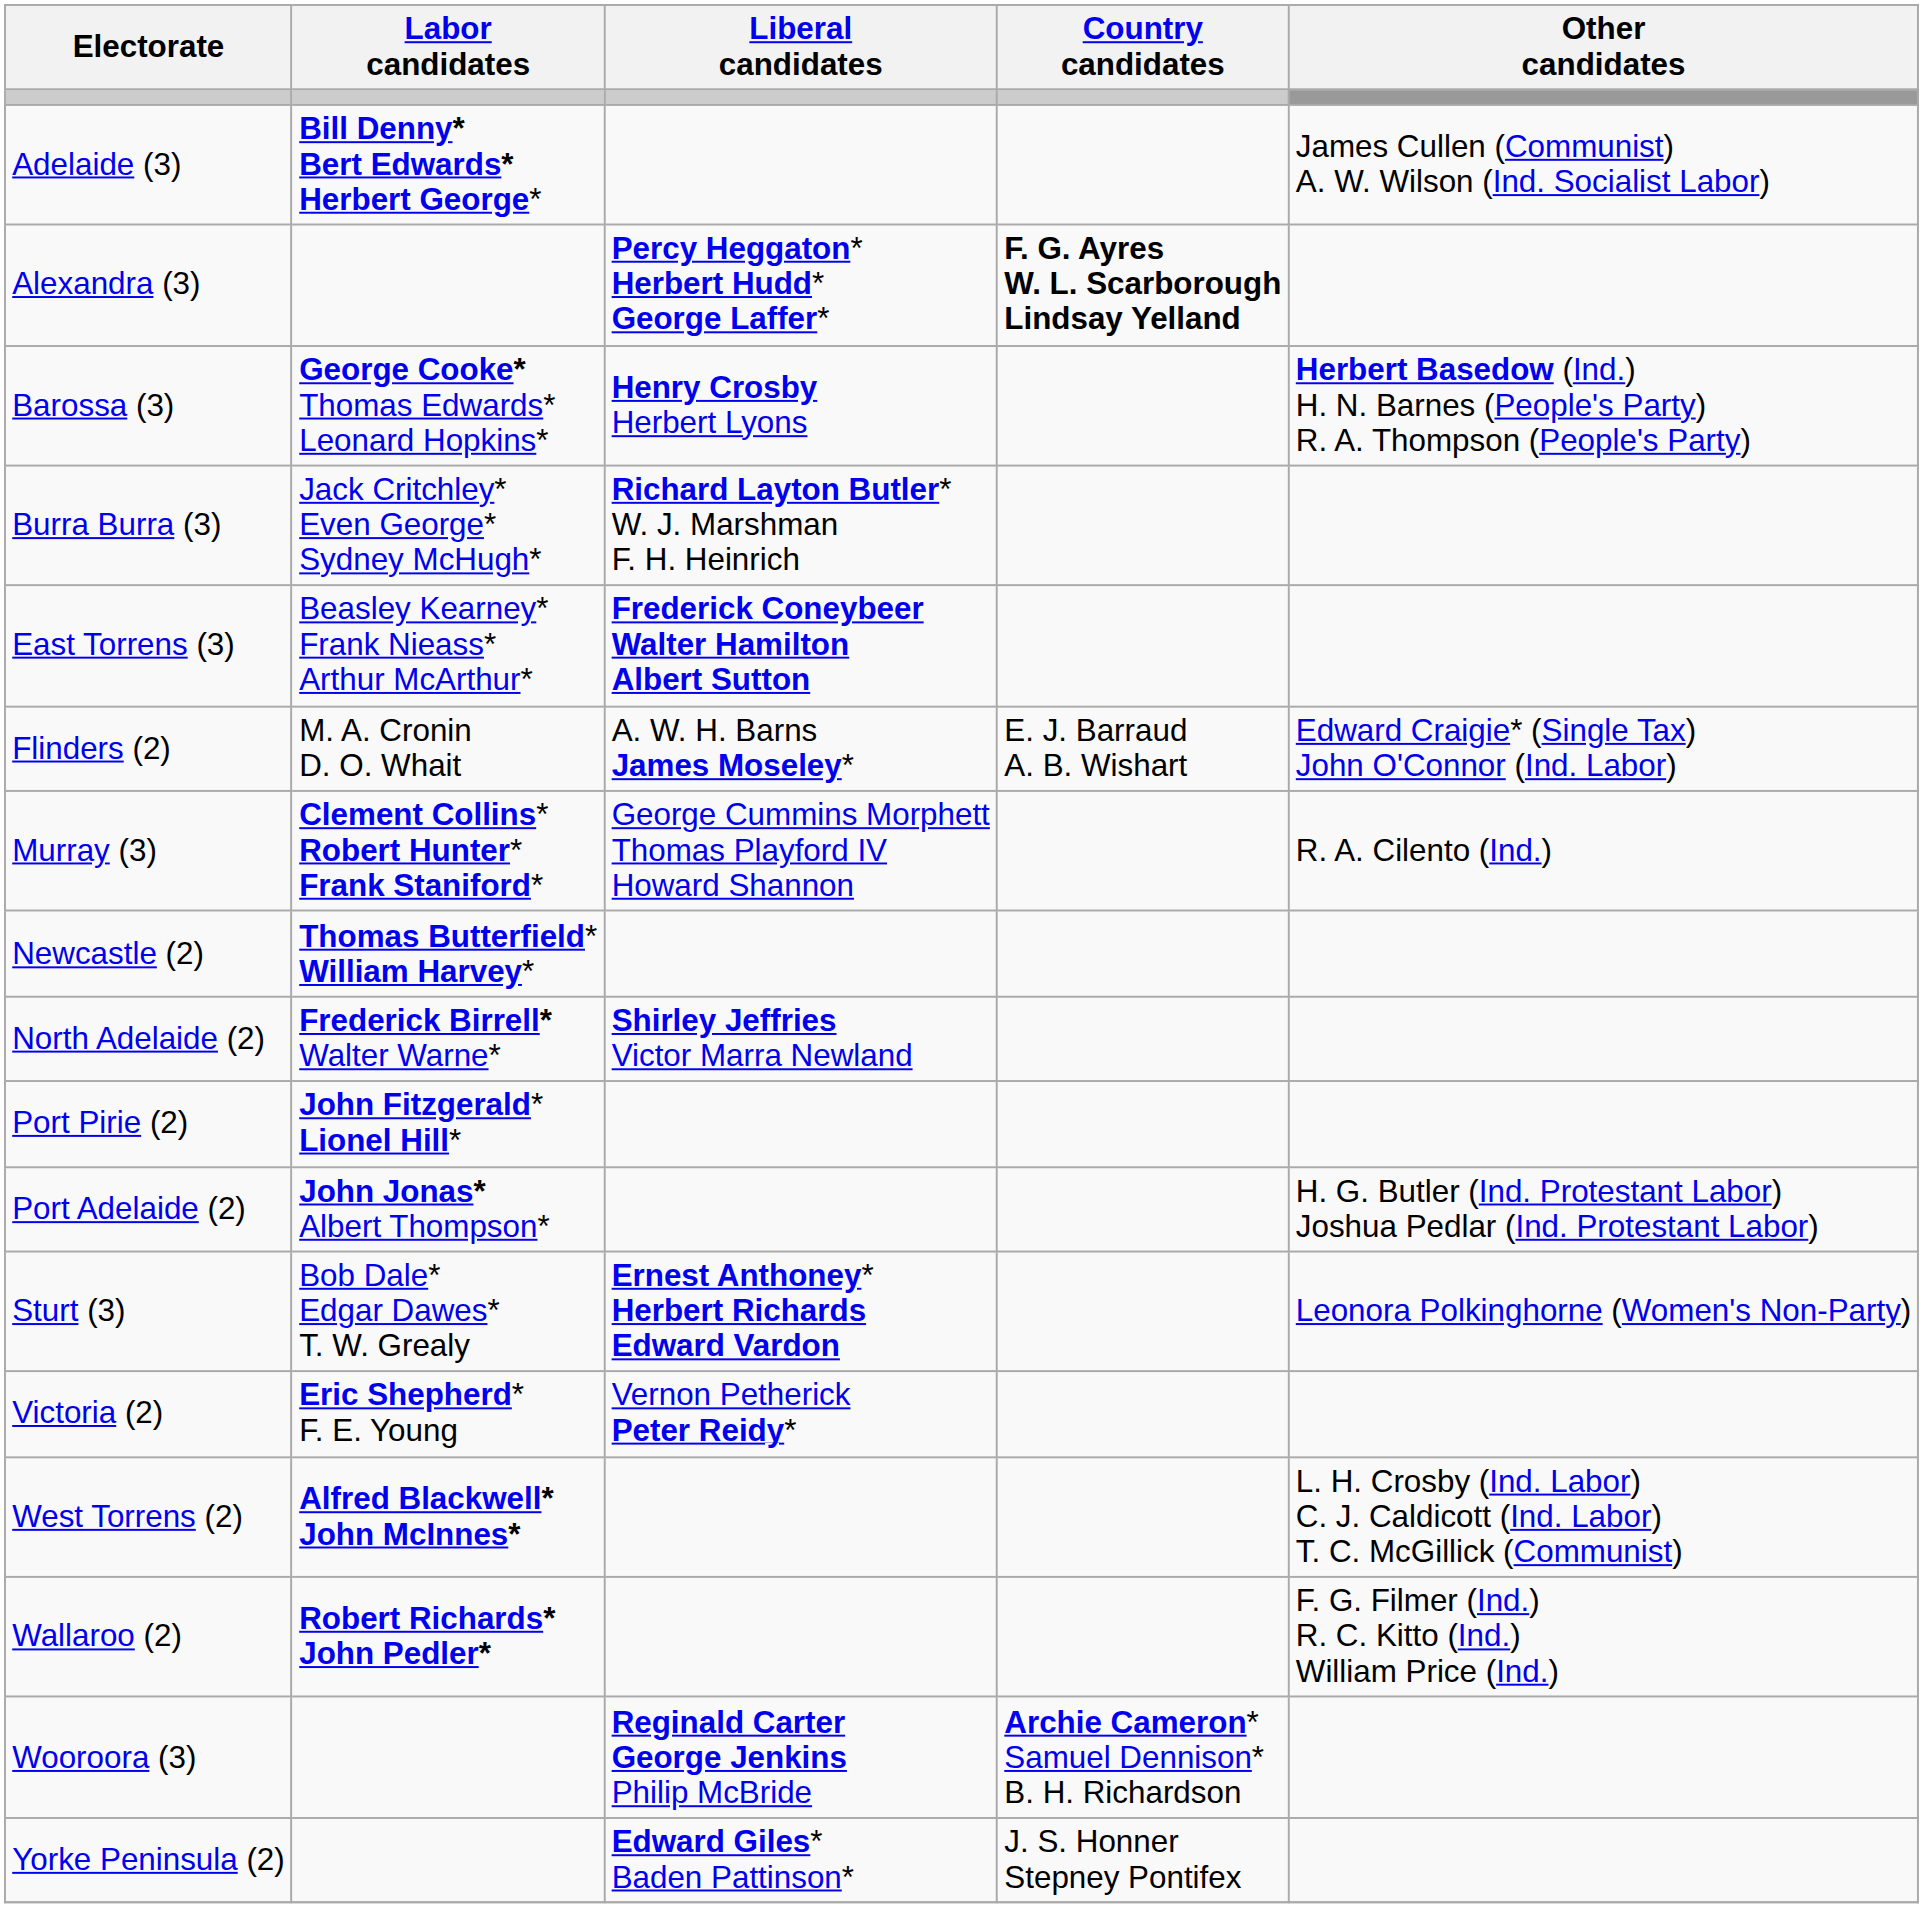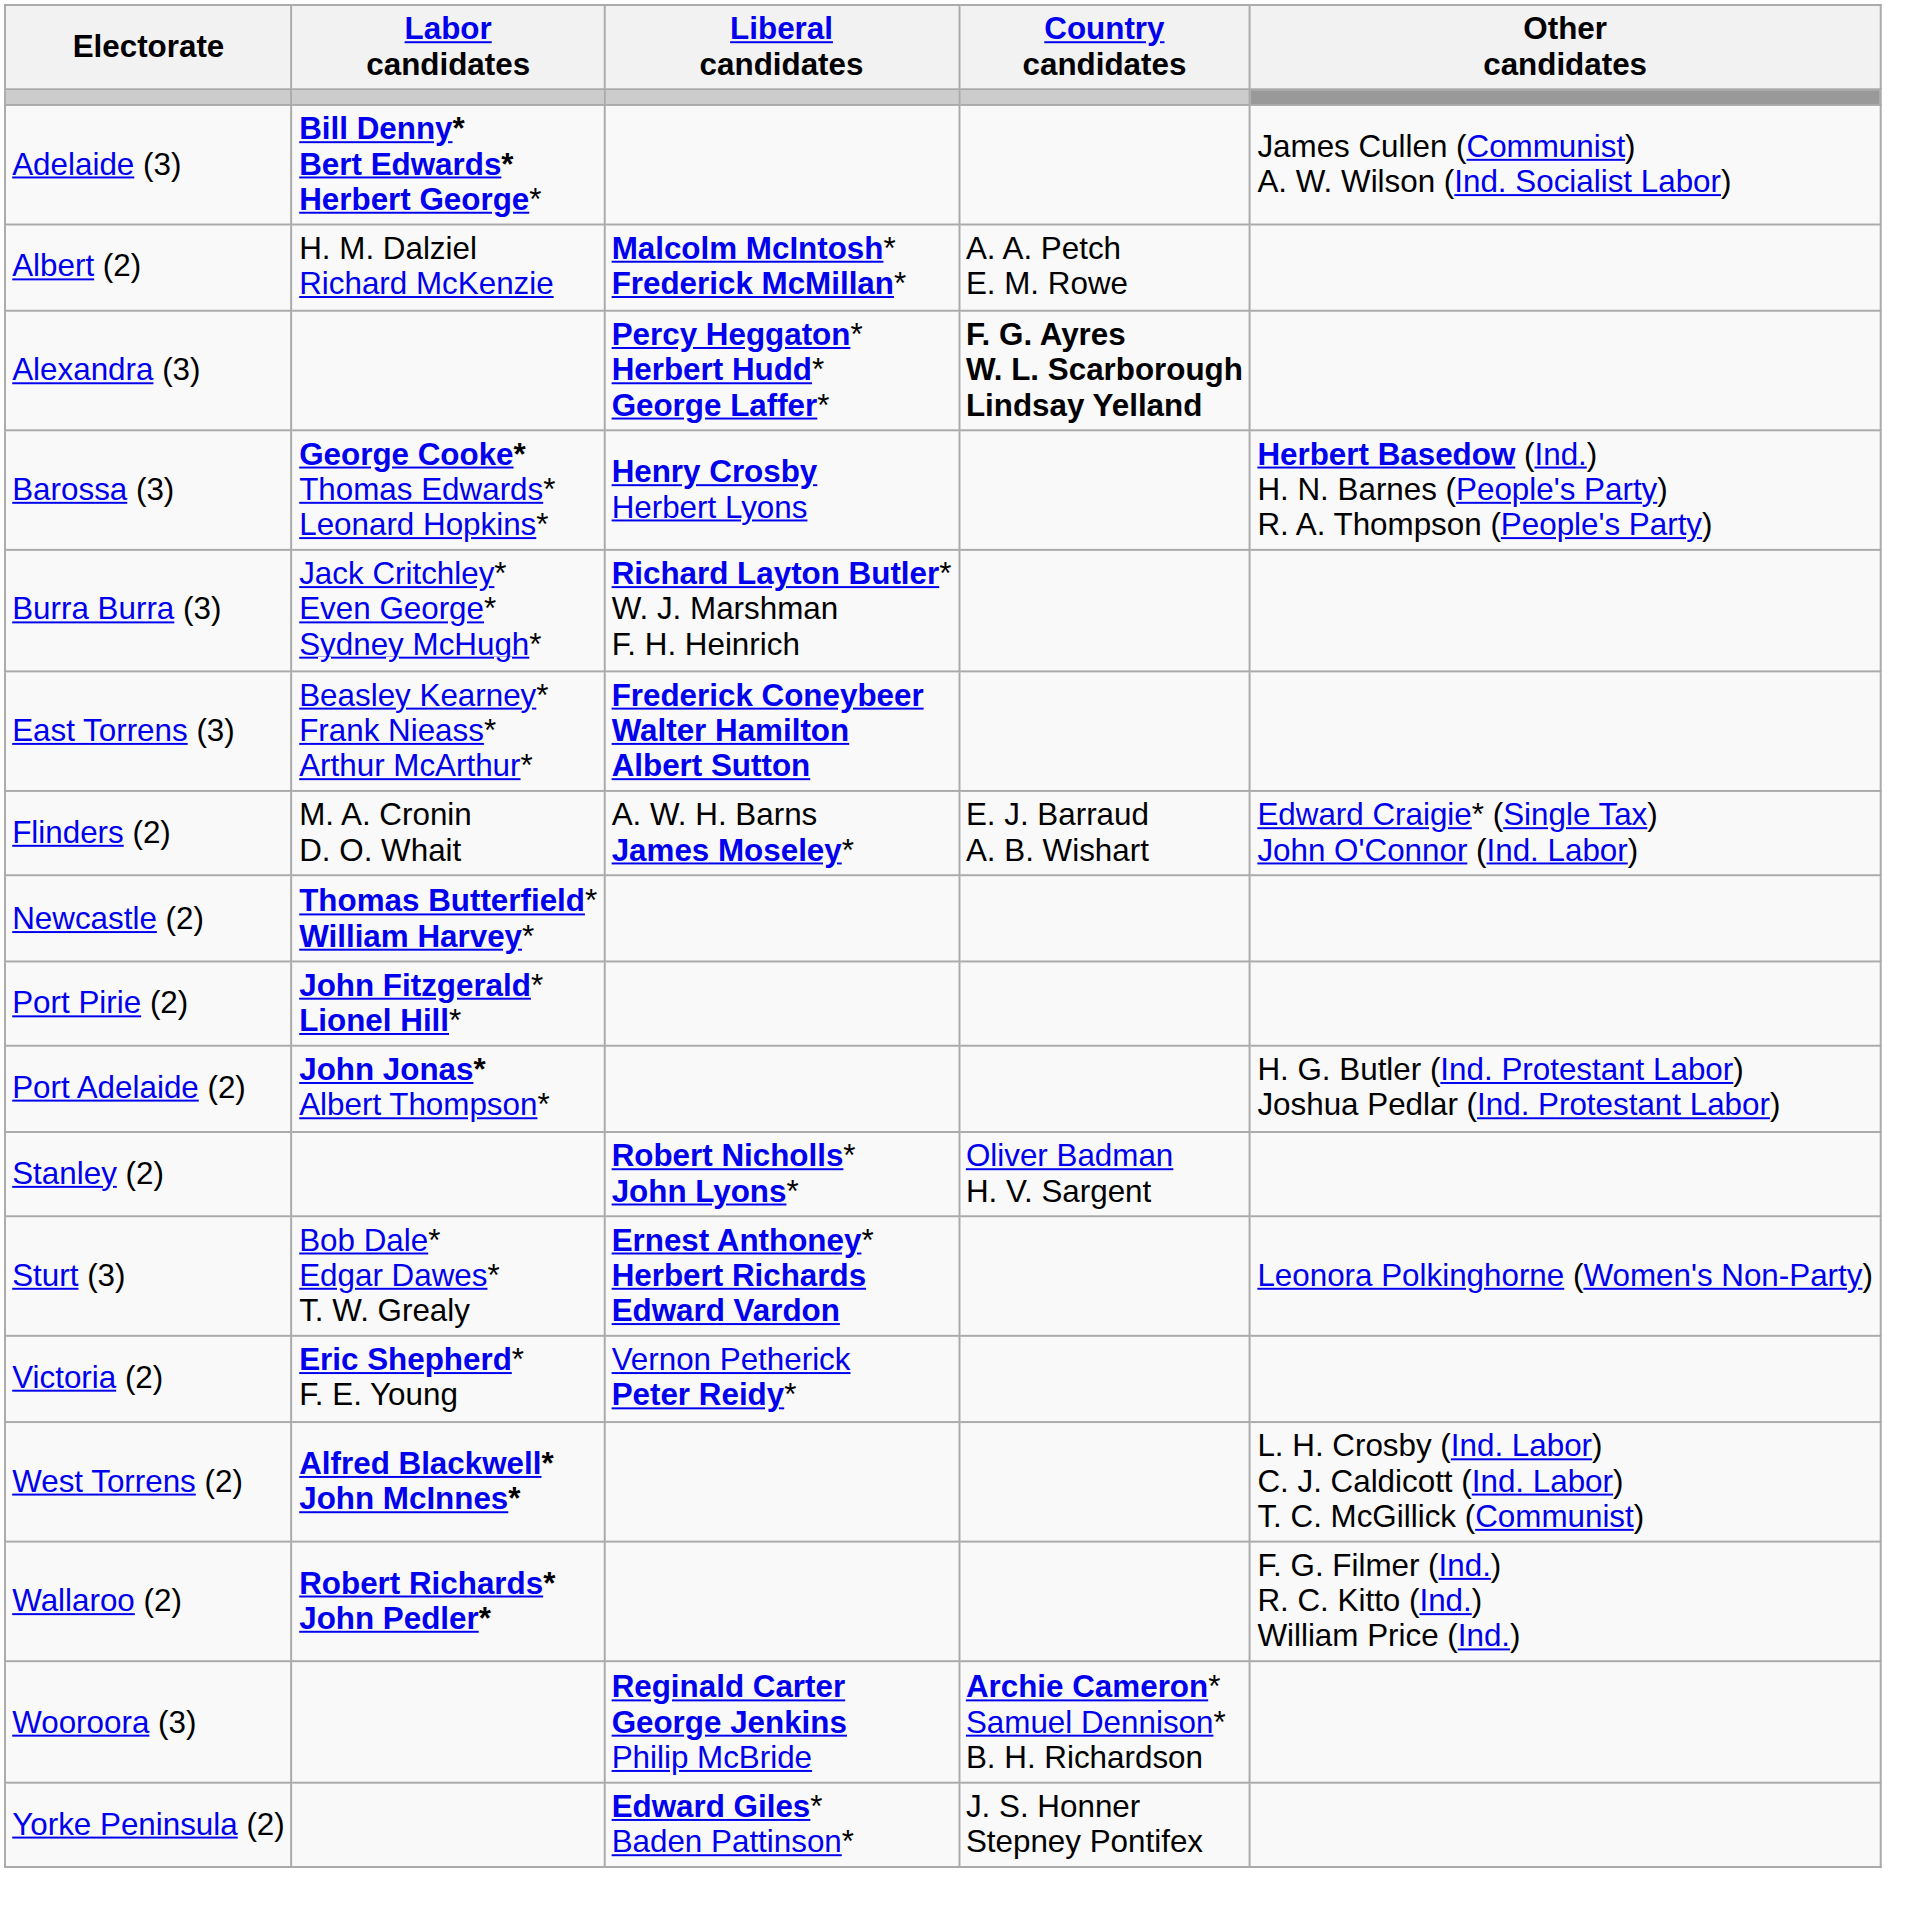+ row: (77, 266)
- row: (85, 850)
- row: (139, 1038)
+ row: (88, 1173)
